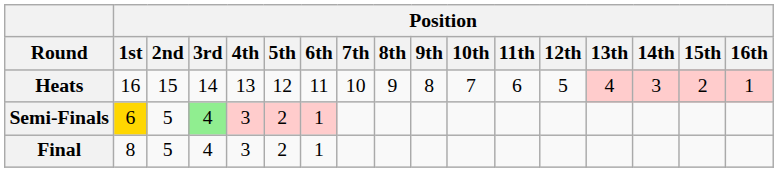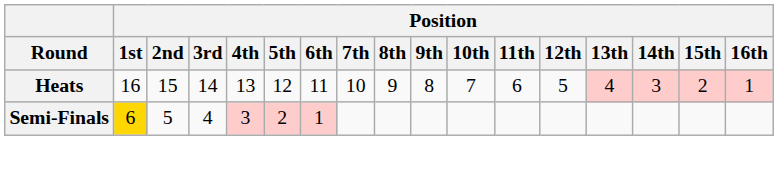(208, 117) lightgreen background -> (208, 117) no background
- row: (59, 150)
